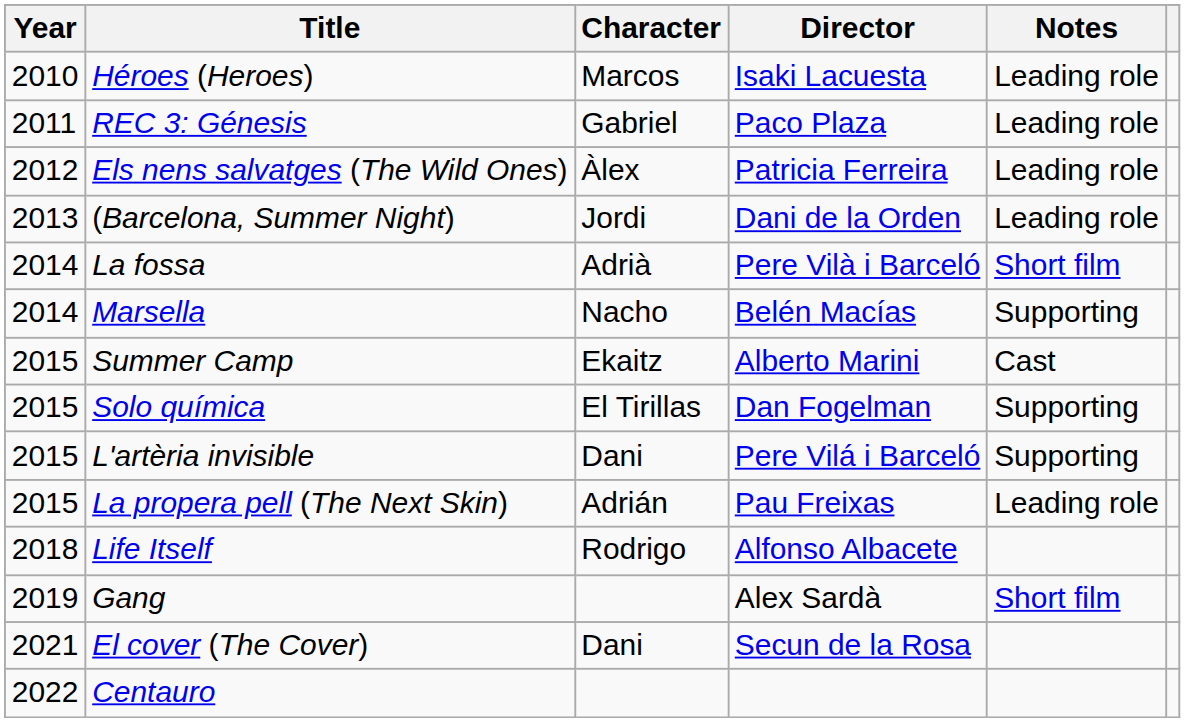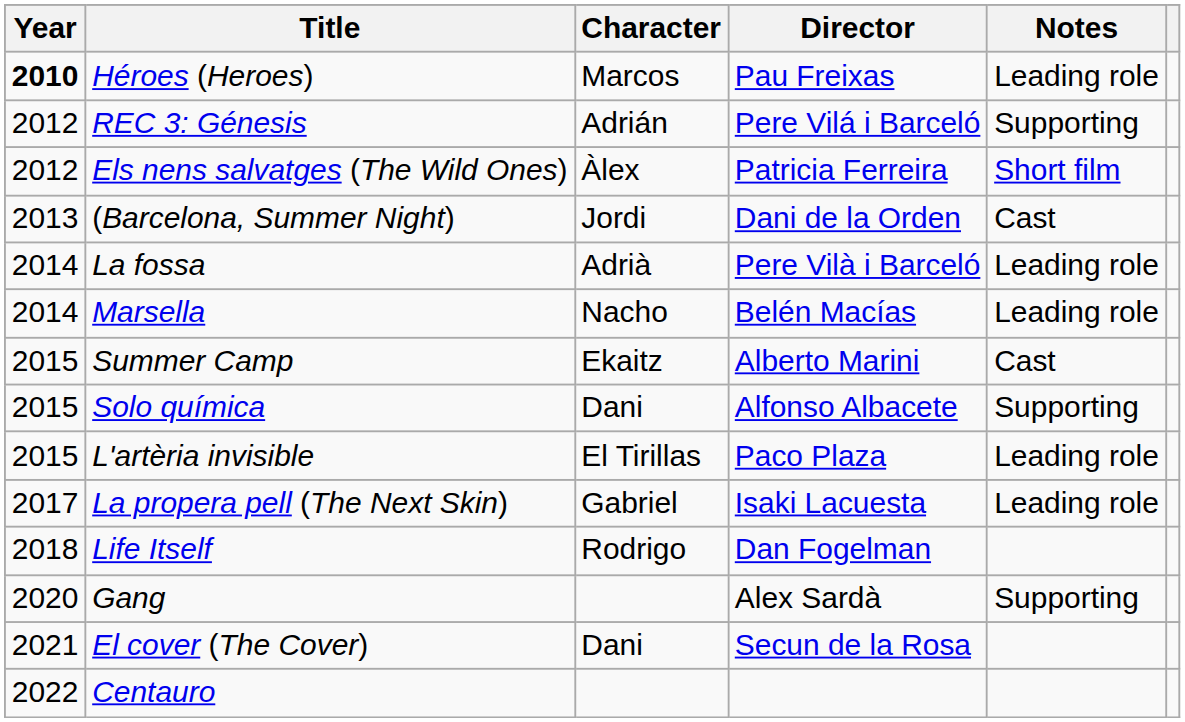(45, 75) normal -> (45, 75) bold
(830, 75) Isaki Lacuesta -> (815, 75) Pau Freixas
(44, 123) 2011 -> (45, 123) 2012
(630, 123) Gabriel -> (625, 123) Adrián
(810, 123) Paco Plaza -> (858, 123) Pere Vilá i Barceló
(1077, 123) Leading role -> (1067, 123) Supporting
(1077, 170) Leading role -> (1057, 170) Short film
(1077, 218) Leading role -> (1025, 218) Cast
(1057, 265) Short film -> (1077, 265) Leading role
(1067, 312) Supporting -> (1077, 312) Leading role
(641, 407) El Tirillas -> (612, 407) Dani
(833, 407) Dan Fogelman -> (846, 407) Alfonso Albacete
(612, 455) Dani -> (641, 455) El Tirillas
(858, 455) Pere Vilá i Barceló -> (810, 455) Paco Plaza
(1067, 455) Supporting -> (1077, 455) Leading role
(45, 502) 2015 -> (45, 502) 2017
(625, 502) Adrián -> (630, 502) Gabriel
(815, 502) Pau Freixas -> (830, 502) Isaki Lacuesta
(846, 550) Alfonso Albacete -> (833, 550) Dan Fogelman
(45, 597) 2019 -> (45, 597) 2020
(1057, 597) Short film -> (1067, 597) Supporting
